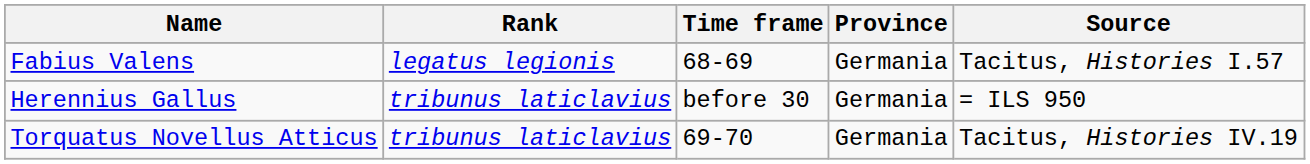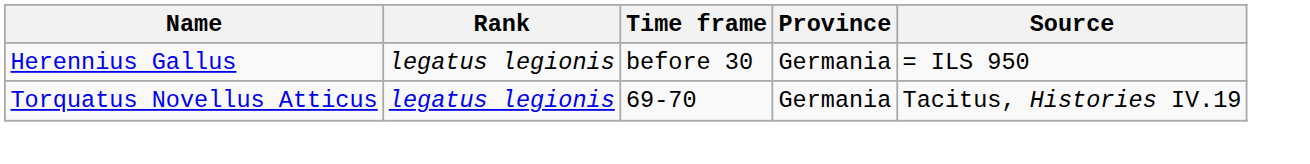- row: (102, 62)
(530, 101) tribunus laticlavius -> (502, 62) legatus legionis
(530, 139) tribunus laticlavius -> (502, 101) legatus legionis
